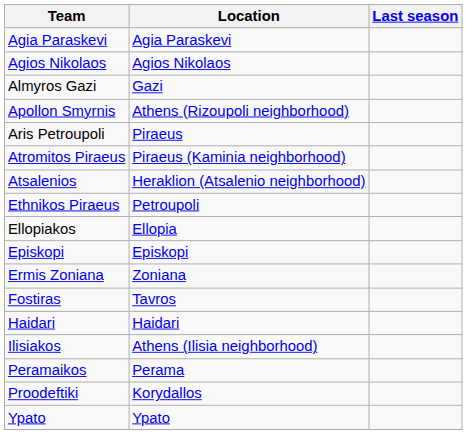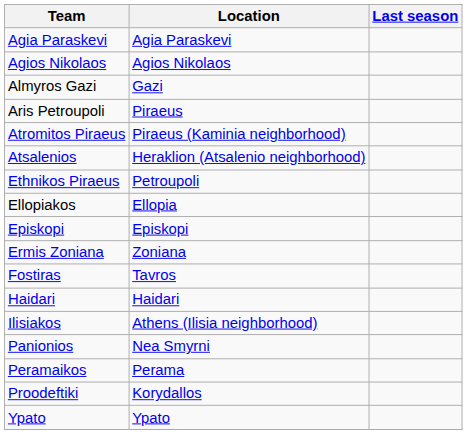- row: (62, 110)
+ row: (41, 346)
